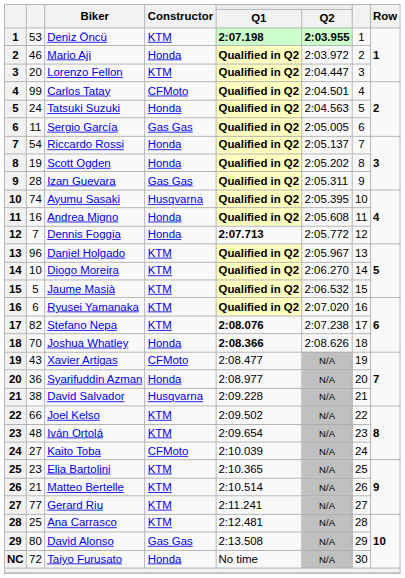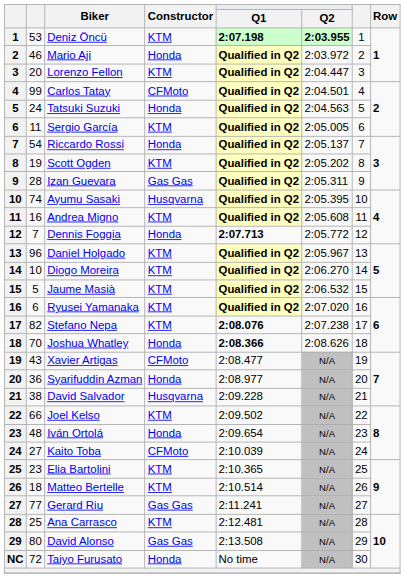(170, 126) Gas Gas -> (160, 126) KTM
(165, 162) Honda -> (160, 162) KTM
(165, 217) Honda -> (160, 217) KTM
(160, 433) KTM -> (165, 433) Honda
(35, 487) 21 -> (35, 487) 18
(160, 505) KTM -> (170, 505) Gas Gas
